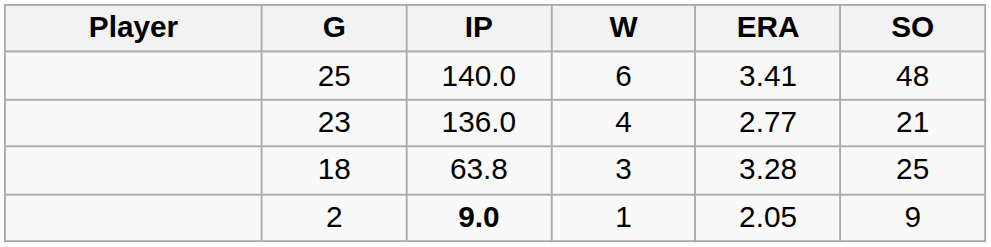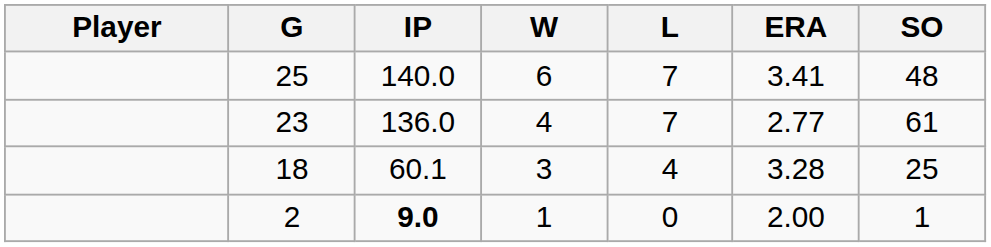+ column: (670, 28)
(913, 122) 21 -> (922, 122) 61
(479, 169) 63.8 -> (418, 169) 60.1
(768, 216) 2.05 -> (796, 216) 2.00
(913, 216) 9 -> (922, 216) 1
